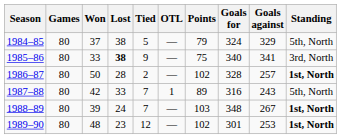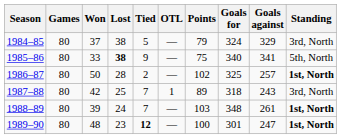(311, 41) 5th, North -> (311, 41) 3rd, North
(311, 58) 3rd, North -> (311, 58) 5th, North
(234, 74) 328 -> (234, 74) 325
(121, 91) 33 -> (121, 91) 25
(234, 91) 316 -> (234, 91) 318
(311, 91) 5th, North -> (311, 91) 3rd, North
(268, 108) 267 -> (268, 108) 261
(146, 125) normal -> (146, 125) bold
(202, 125) 102 -> (202, 125) 100
(268, 125) 253 -> (268, 125) 247
